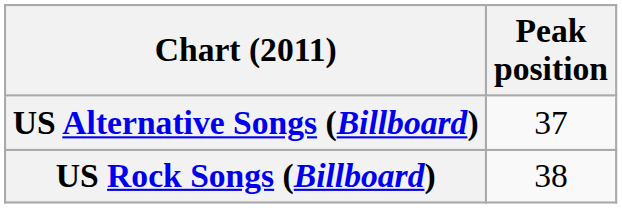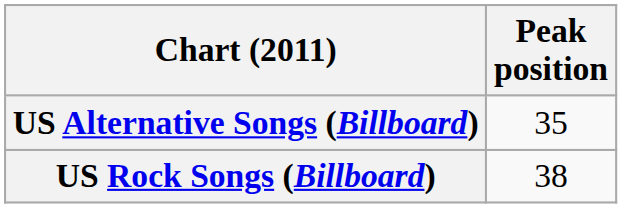(551, 122) 37 -> (551, 122) 35
